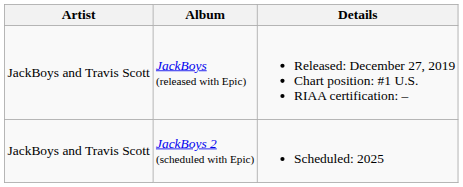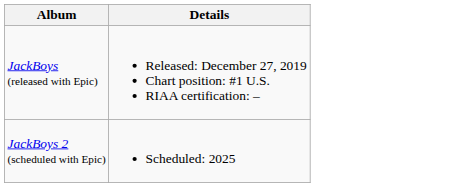- column: (79, 15)
